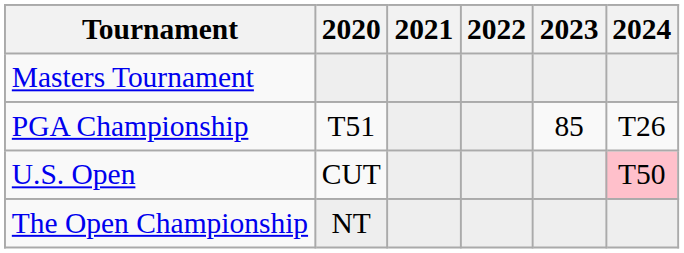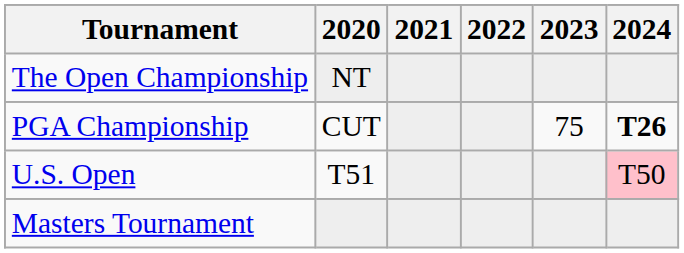rows swapped: (133, 77) <-> (160, 223)
(351, 126) T51 -> (351, 126) CUT
(569, 126) 85 -> (569, 126) 75
(642, 126) normal -> (642, 126) bold
(351, 174) CUT -> (351, 174) T51
